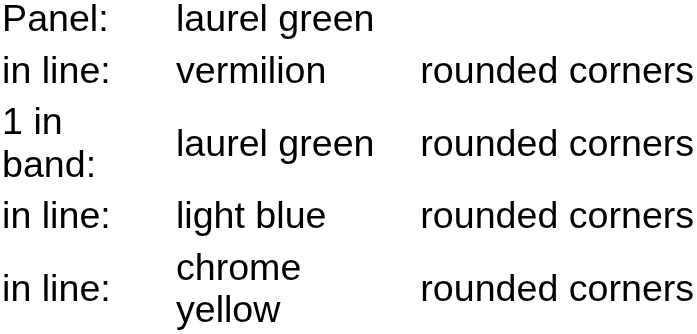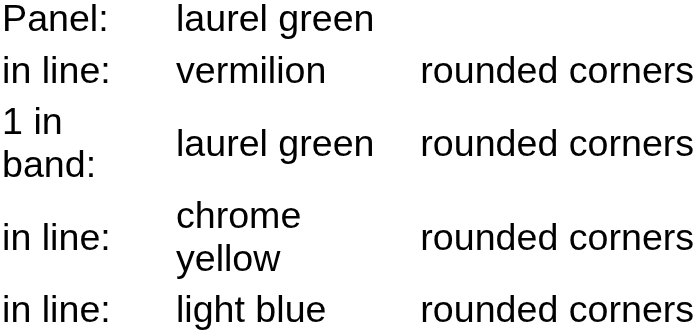rows swapped: (56, 215) <-> (56, 288)
